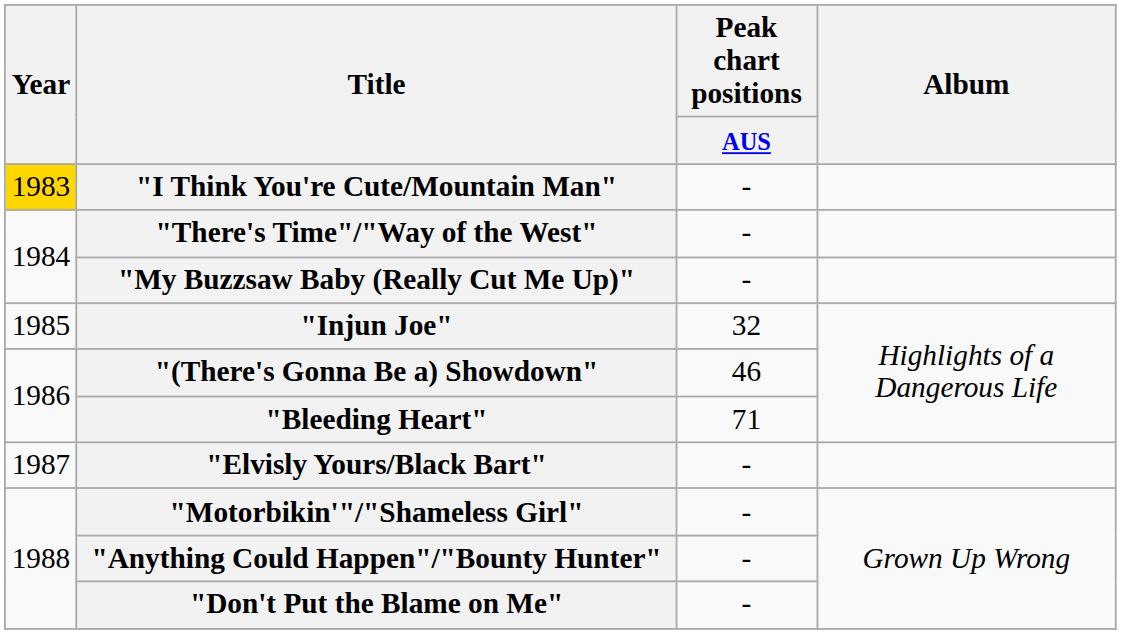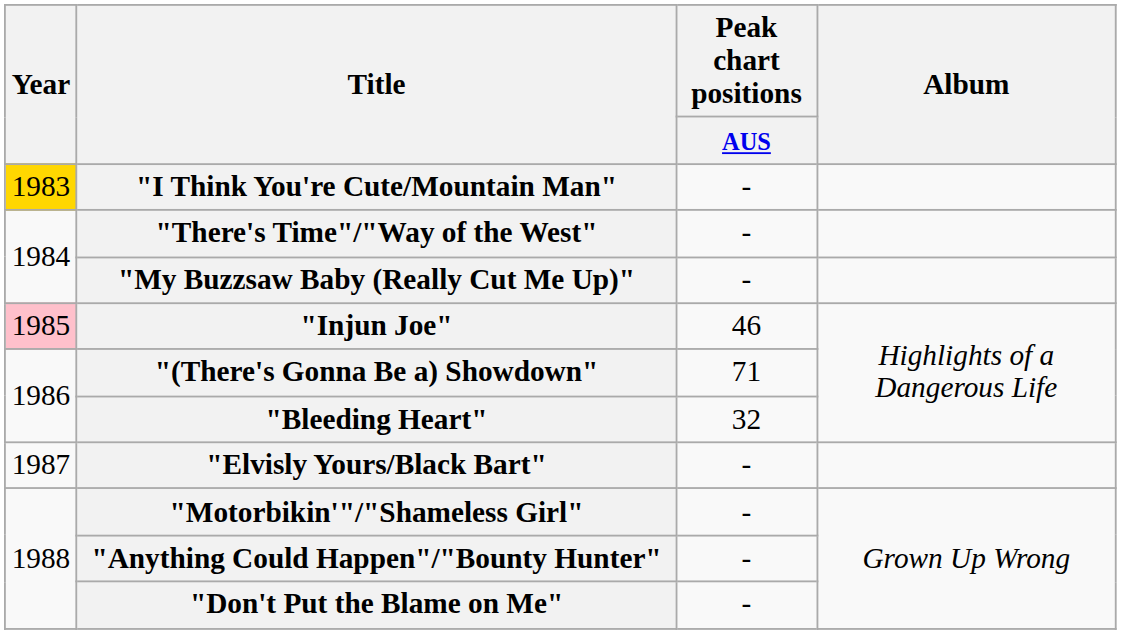(41, 325) no background -> (41, 325) pink background
(746, 325) 32 -> (746, 325) 46
(746, 372) 46 -> (746, 372) 71
(746, 418) 71 -> (746, 418) 32
